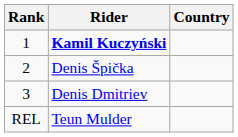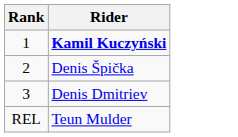- column: (202, 17)
